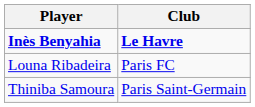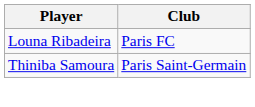- row: (54, 41)
